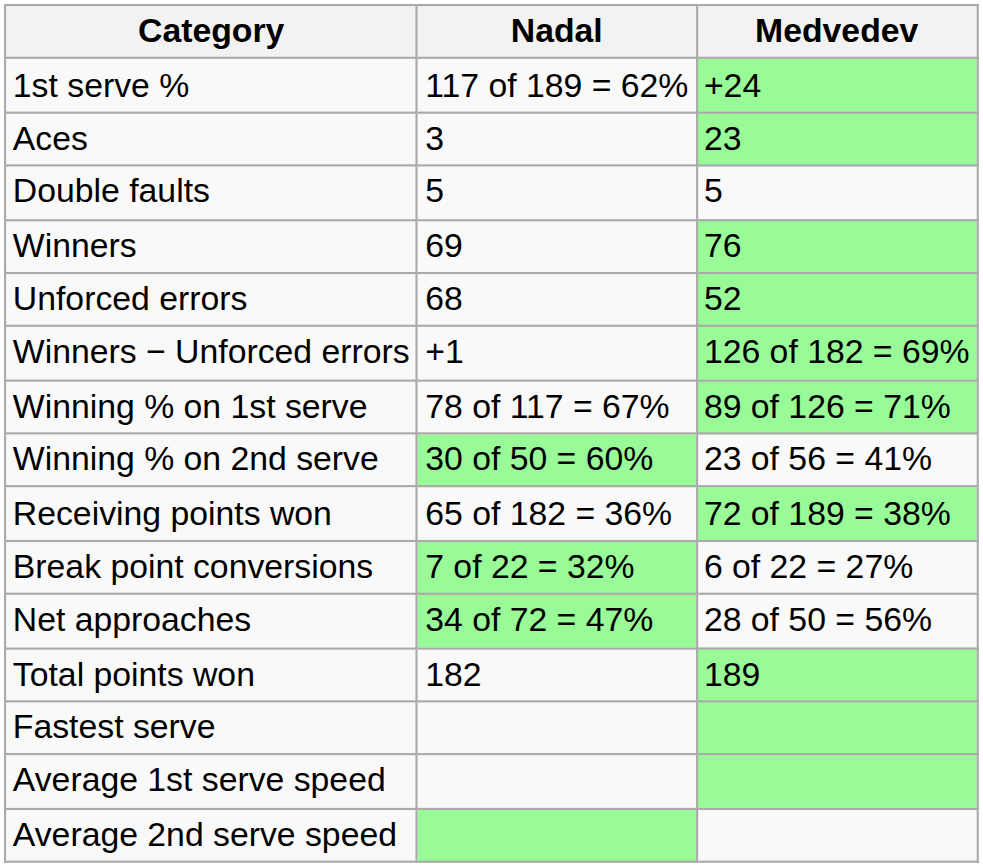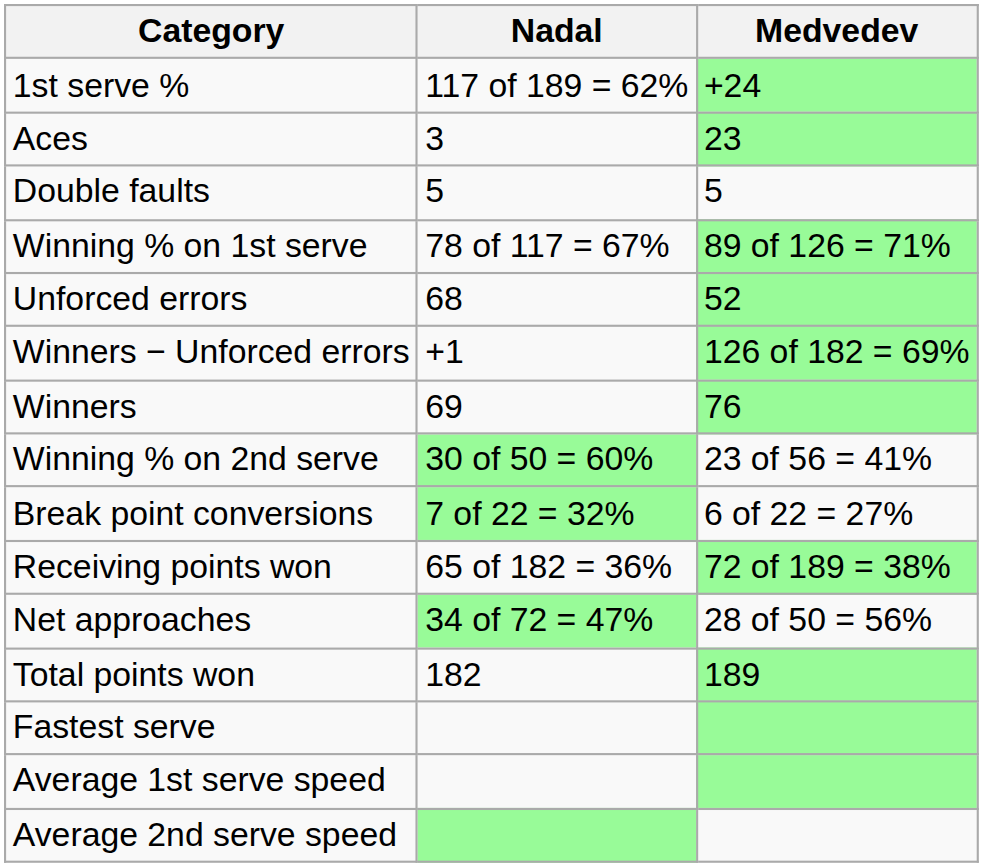rows swapped: (75, 245) <-> (190, 406)
rows swapped: (172, 513) <-> (193, 566)
